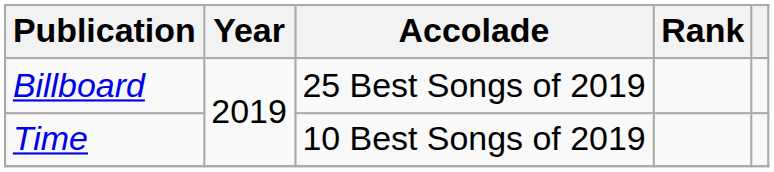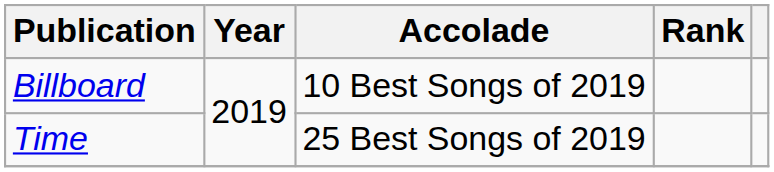(474, 85) 25 Best Songs of 2019 -> (474, 85) 10 Best Songs of 2019
(474, 138) 10 Best Songs of 2019 -> (474, 138) 25 Best Songs of 2019
